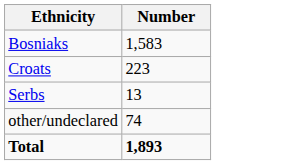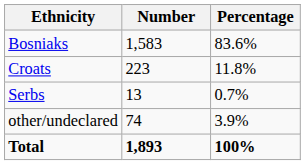+ column: (255, 17)
